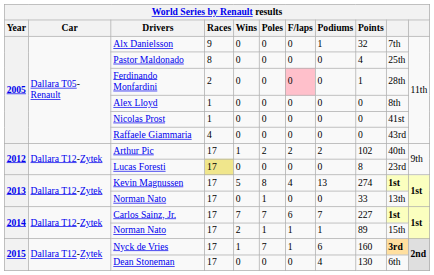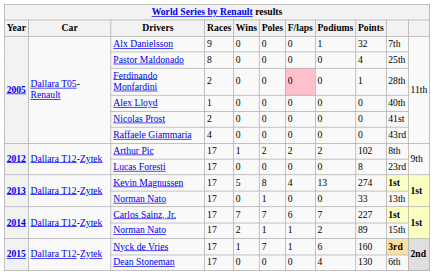(394, 103) 8th -> (397, 103) 40th
(209, 119) 1 -> (209, 119) 2
(397, 150) 40th -> (394, 150) 8th
(212, 166) khaki background -> (212, 166) no background
(320, 230) 1 -> (320, 230) 2
